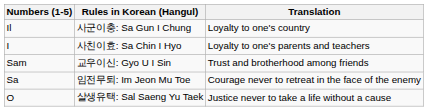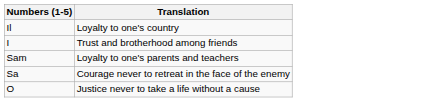- column: (140, 12)
(289, 45) Loyalty to one's parents and teachers -> (157, 43) Trust and brotherhood among friends
(288, 63) Trust and brotherhood among friends -> (158, 58) Loyalty to one's parents and teachers
